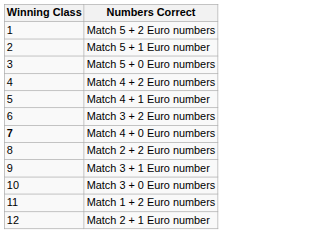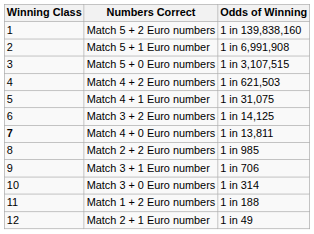+ column: (264, 13)
